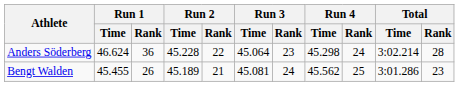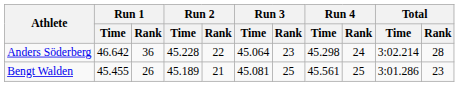(113, 52) 46.624 -> (113, 52) 46.642
(288, 72) 24 -> (288, 72) 25
(324, 72) 45.562 -> (324, 72) 45.561
